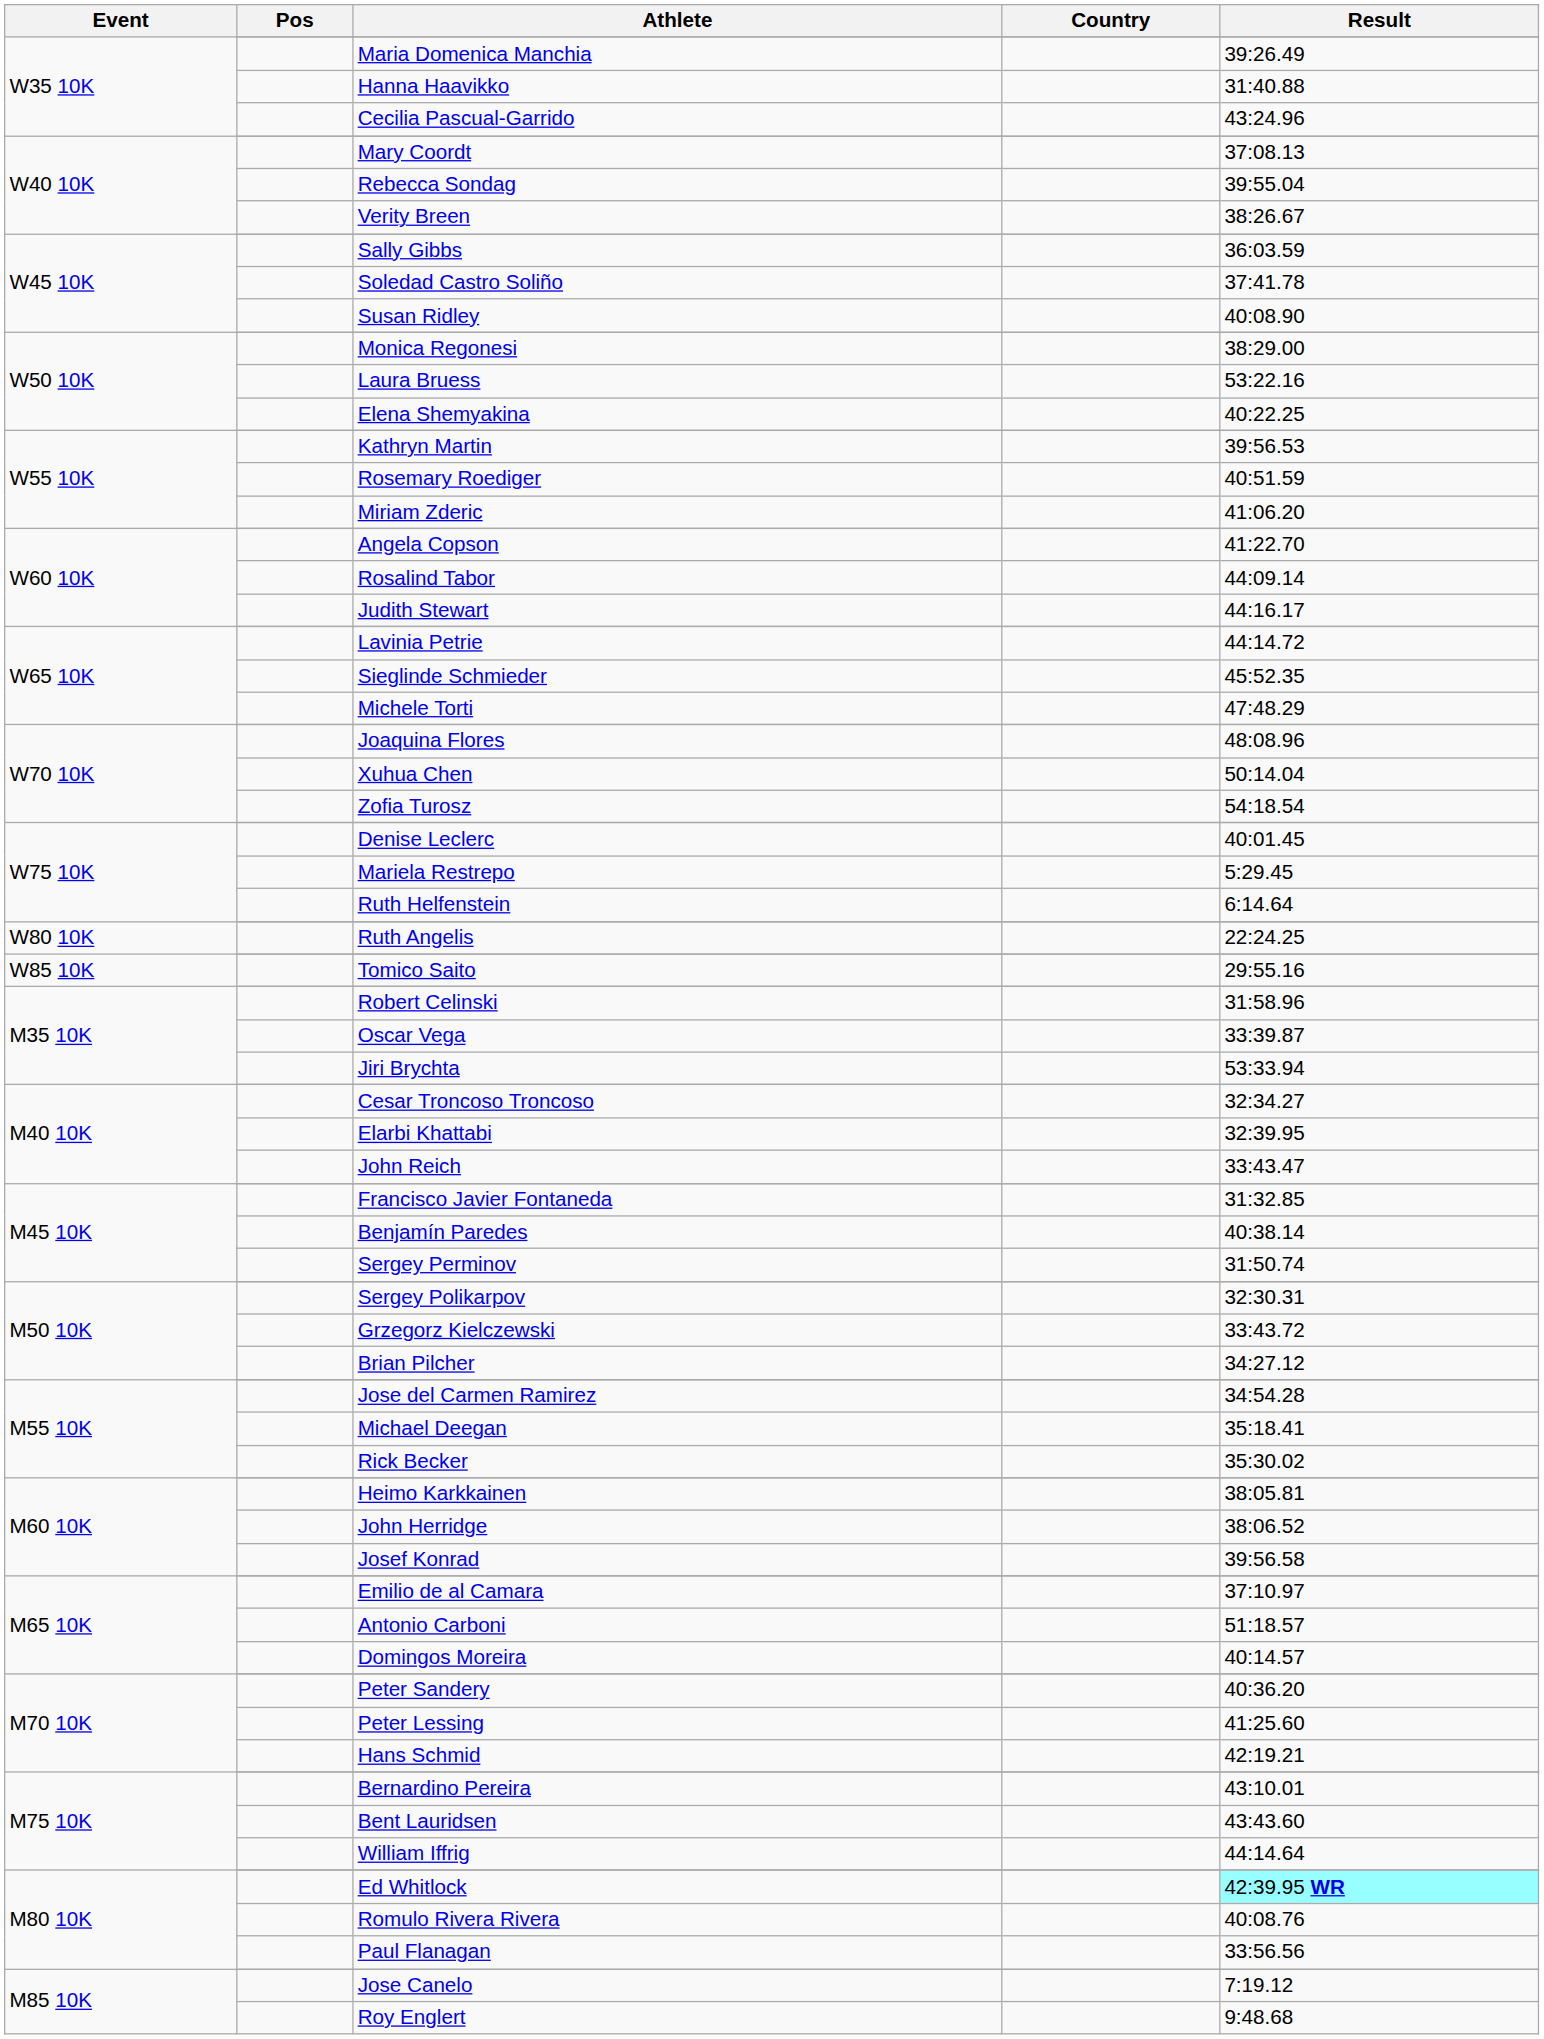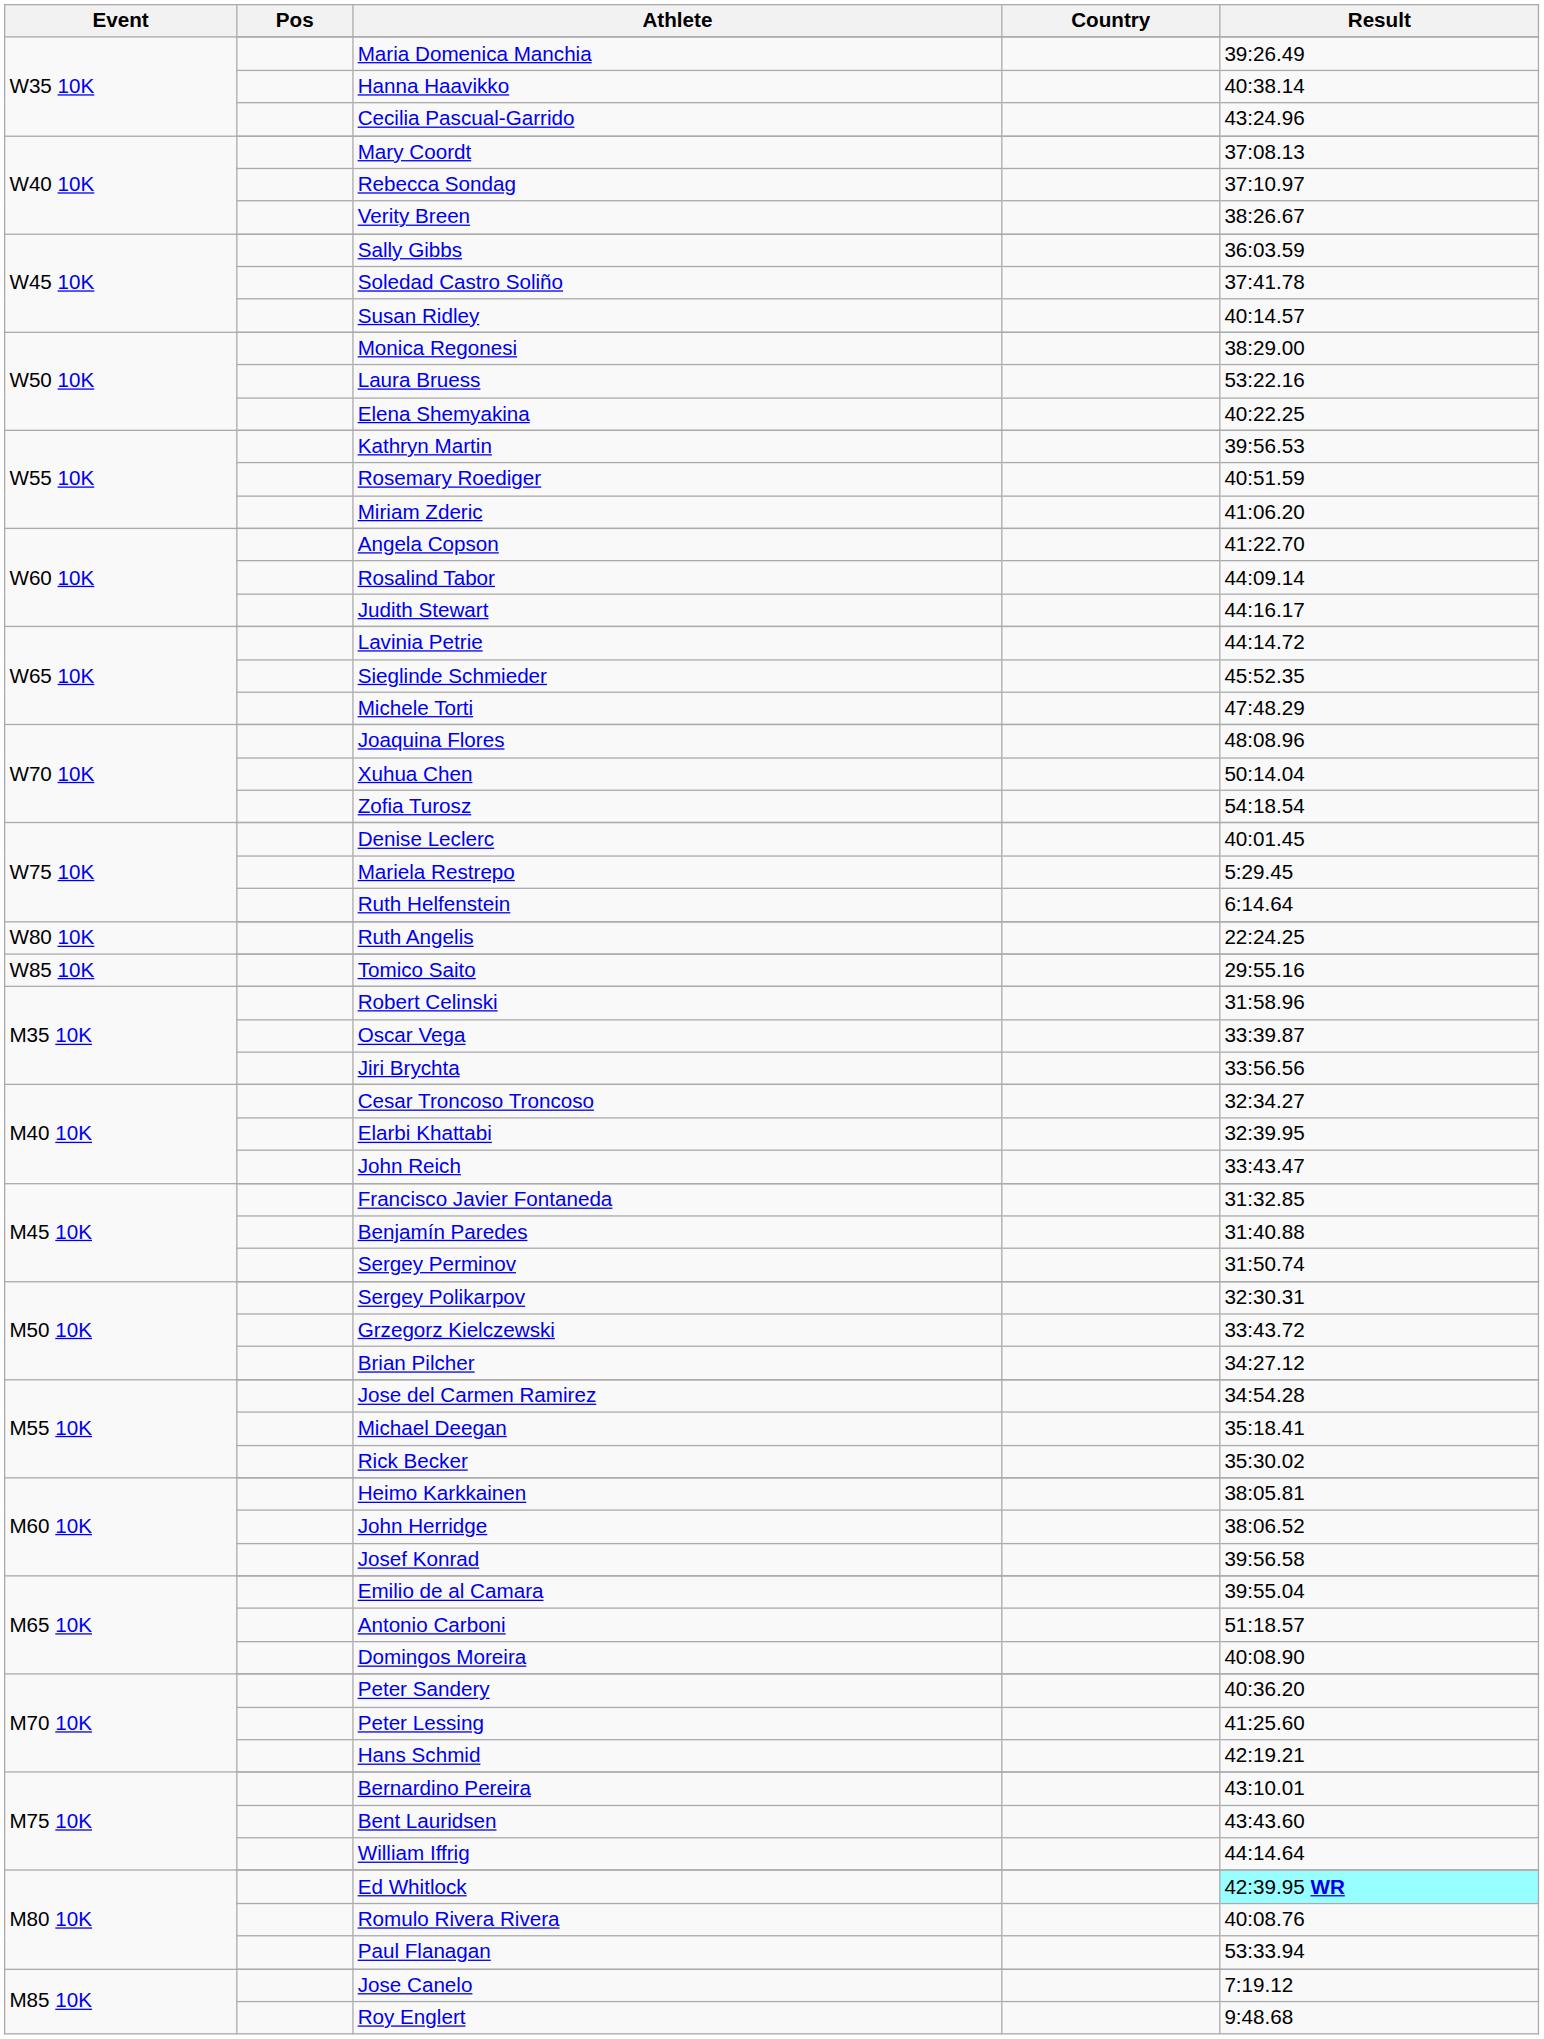(1265, 86) 31:40.88 -> (1265, 86) 40:38.14
(1265, 184) 39:55.04 -> (1265, 184) 37:10.97
(1265, 315) 40:08.90 -> (1265, 315) 40:14.57
(1265, 1068) 53:33.94 -> (1265, 1068) 33:56.56
(1265, 1232) 40:38.14 -> (1265, 1232) 31:40.88
(1265, 1592) 37:10.97 -> (1265, 1592) 39:55.04
(1265, 1657) 40:14.57 -> (1265, 1657) 40:08.90
(1265, 1952) 33:56.56 -> (1265, 1952) 53:33.94
